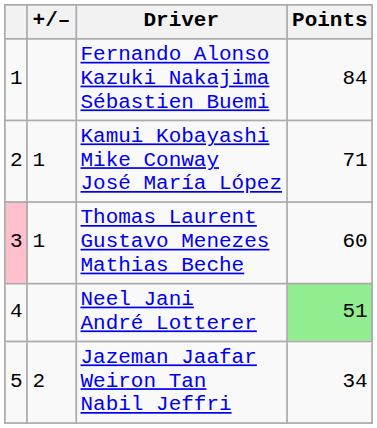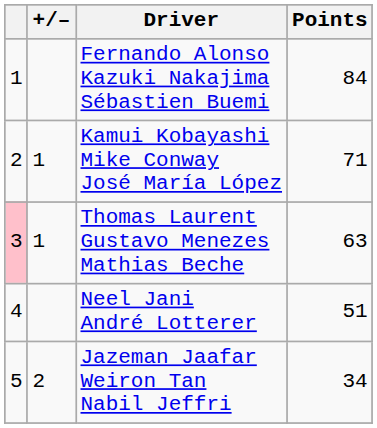(355, 243) 60 -> (355, 243) 63
(355, 312) lightgreen background -> (355, 312) no background
